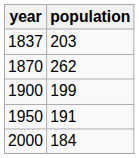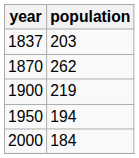(63, 91) 199 -> (63, 91) 219
(63, 116) 191 -> (63, 116) 194
